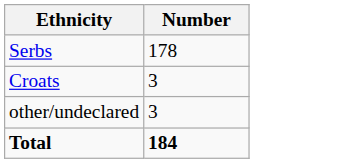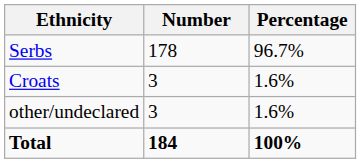+ column: (302, 19)
